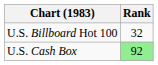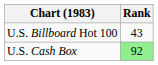(137, 32) 32 -> (137, 32) 43
